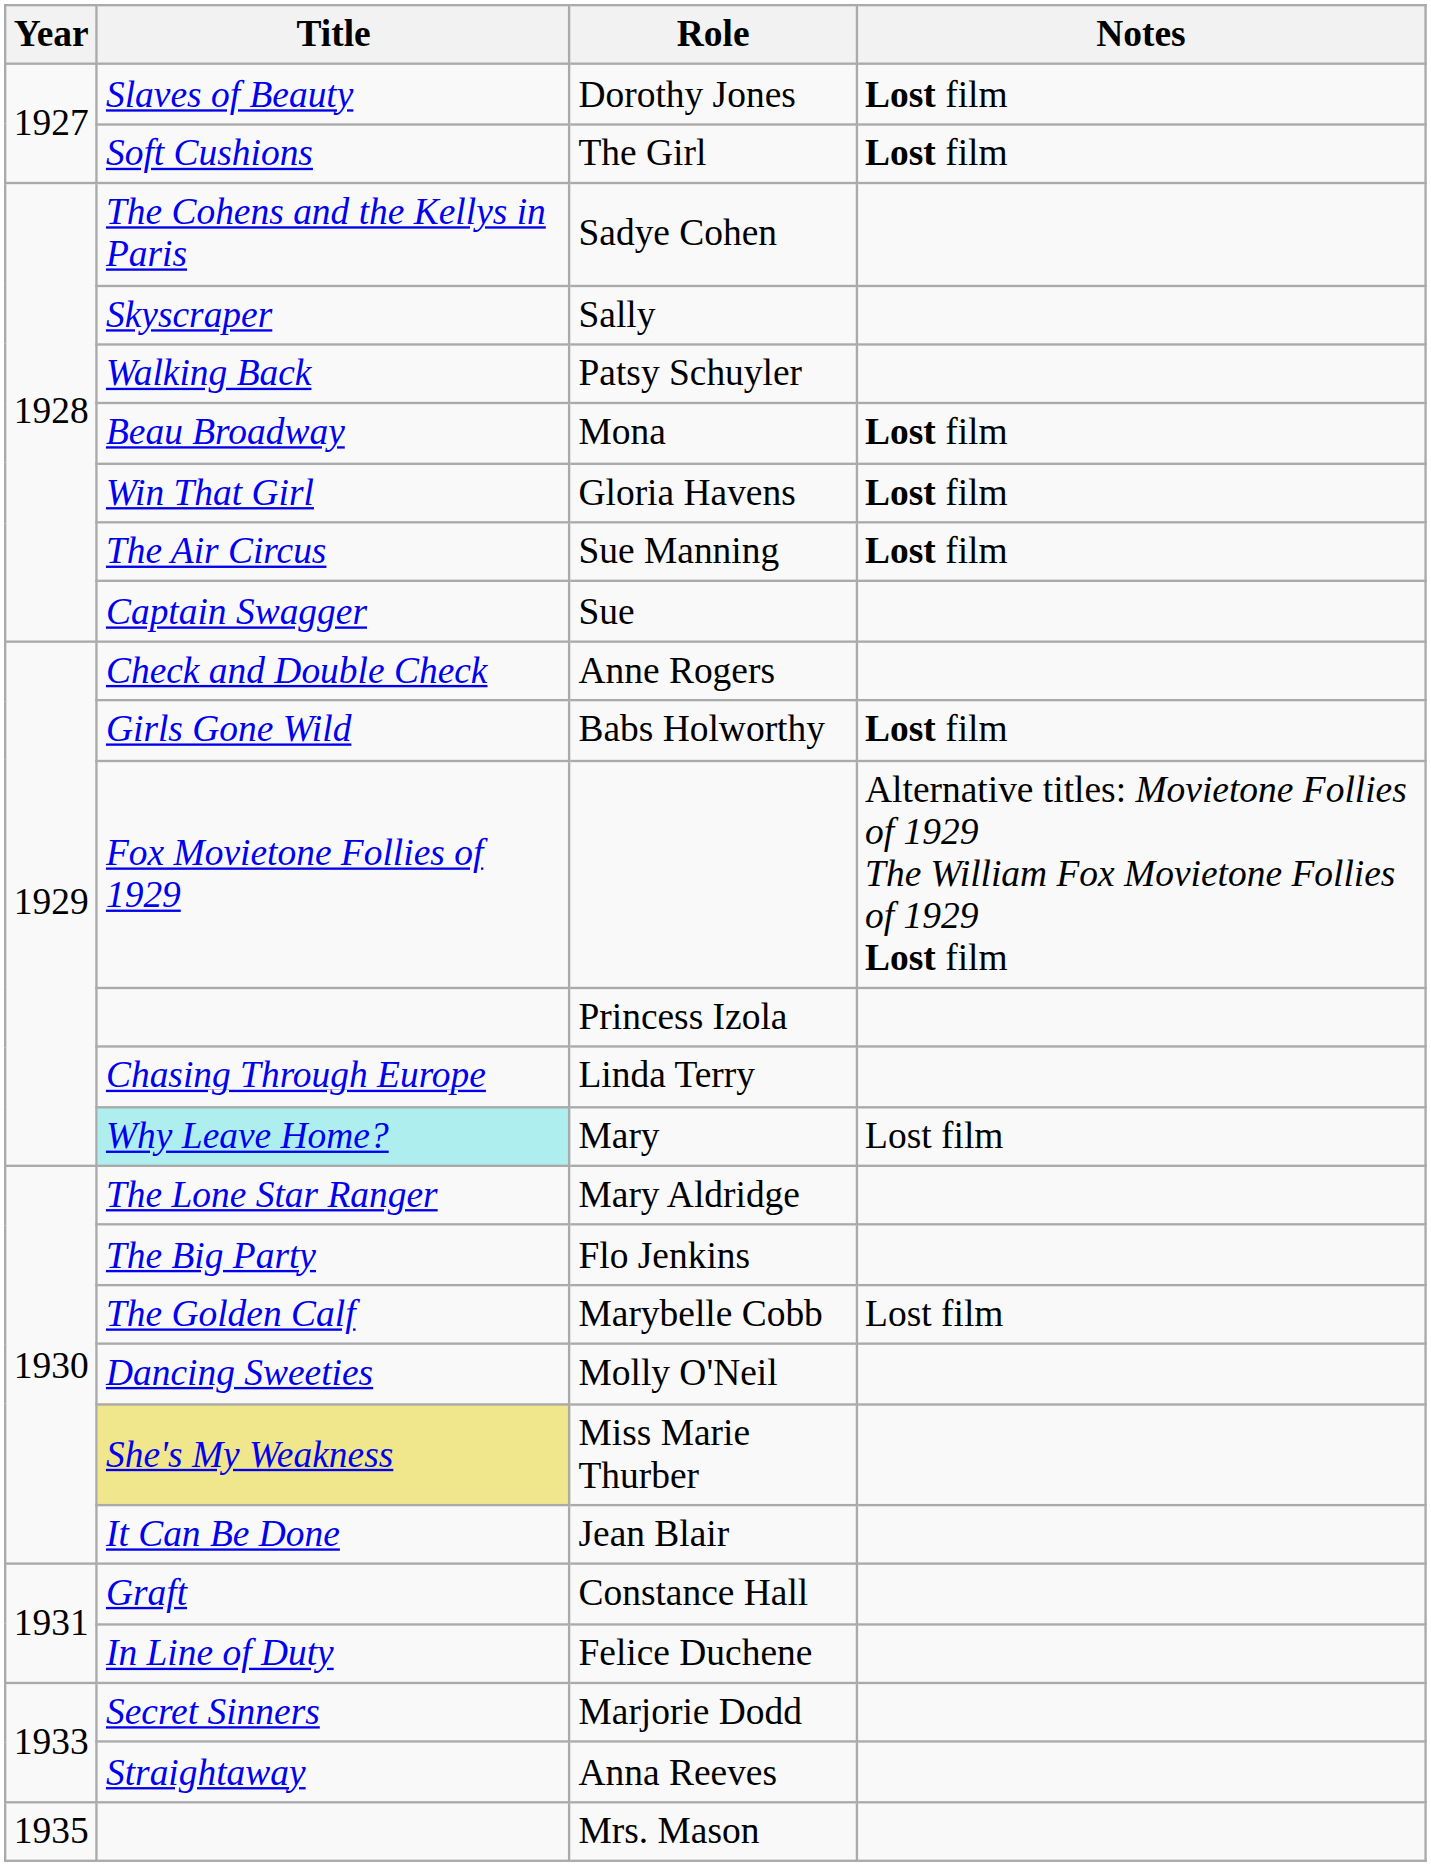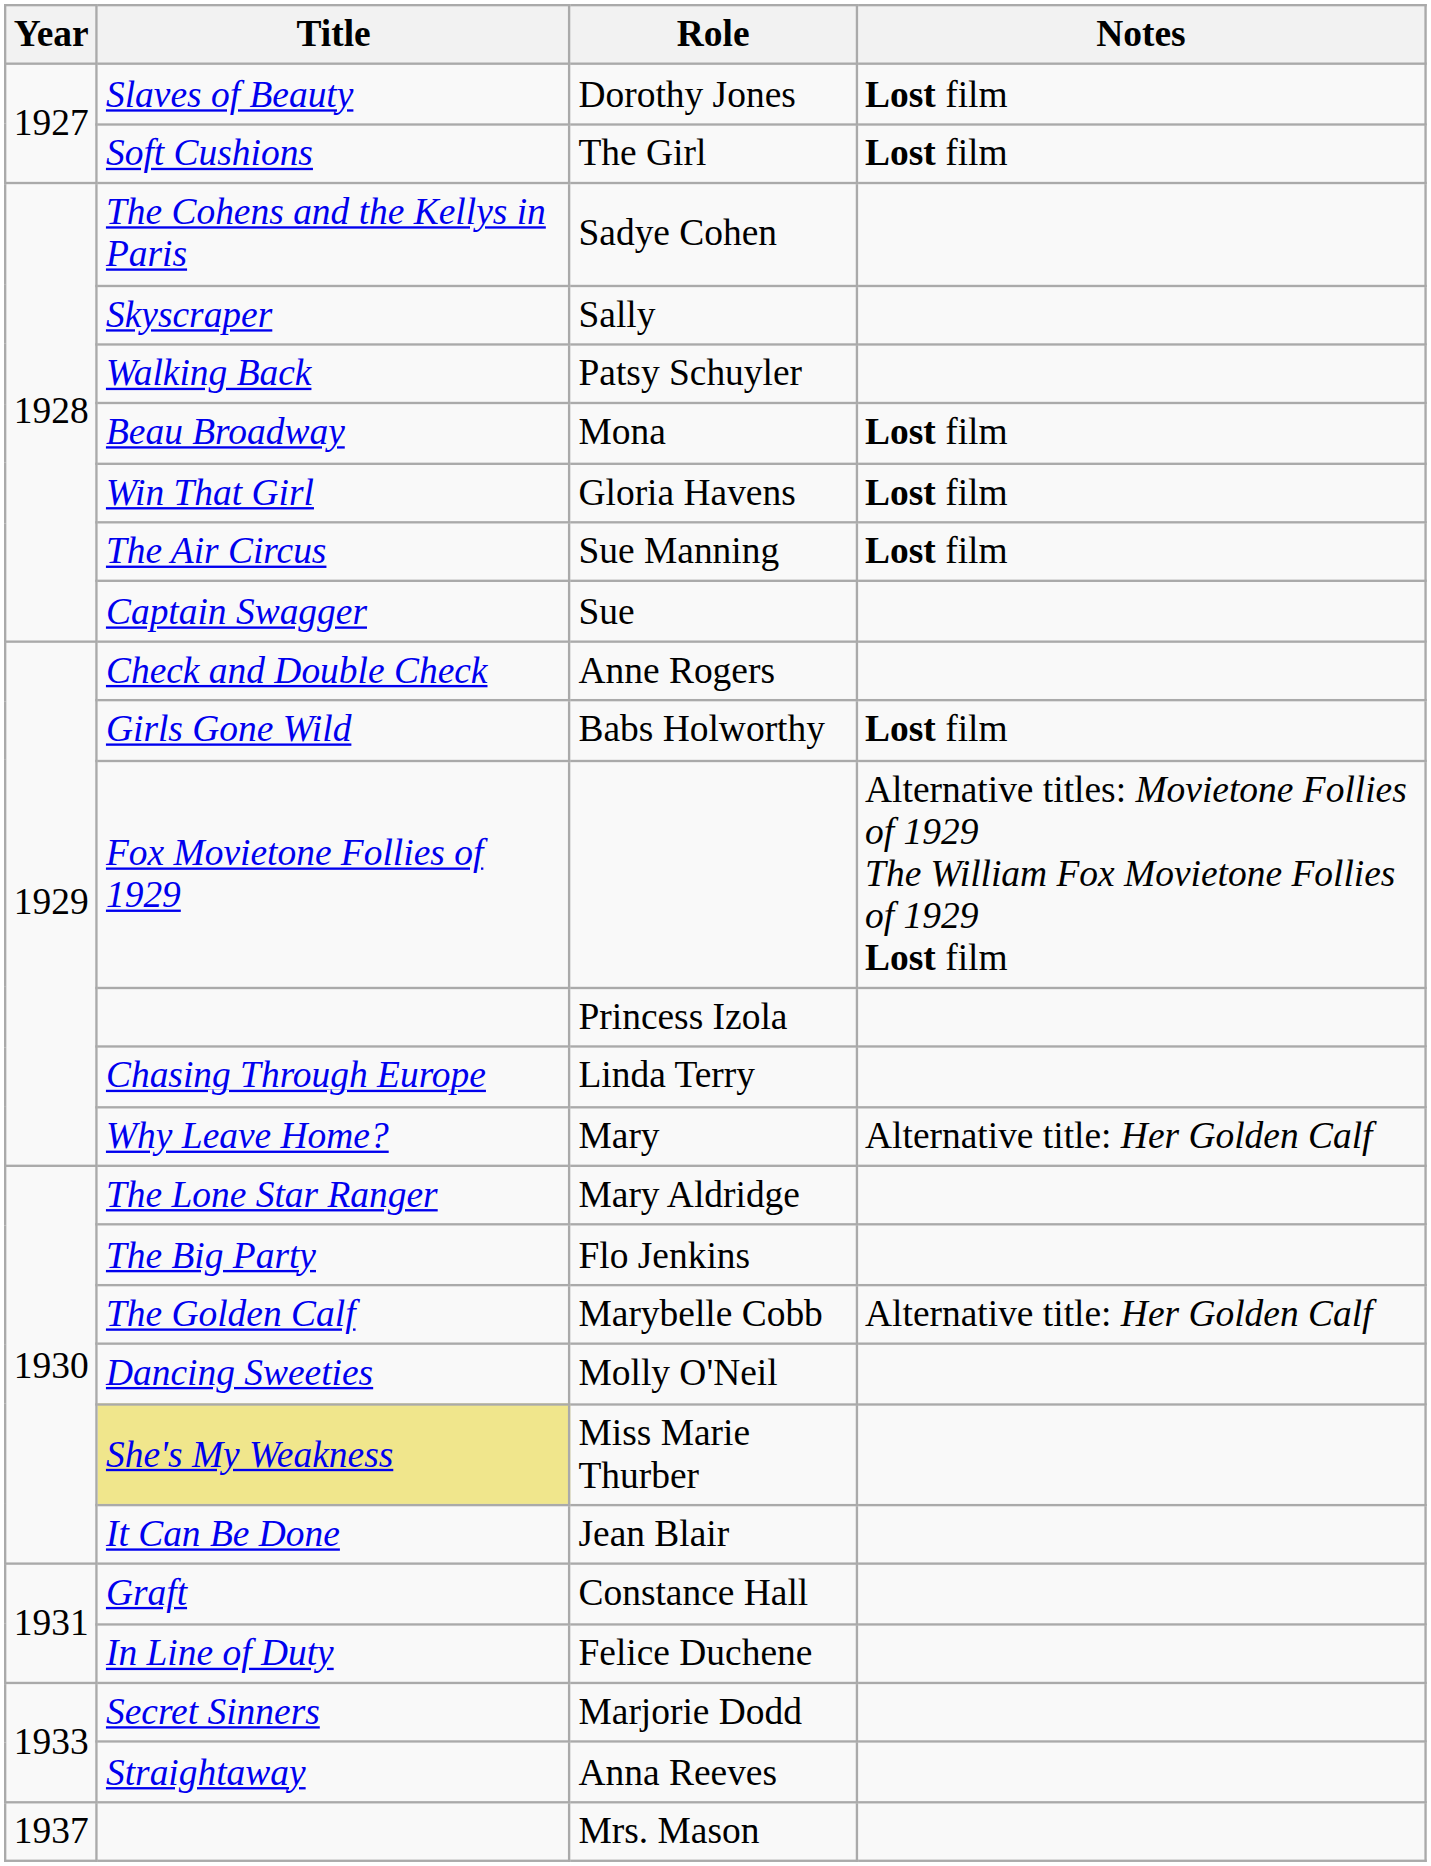(247, 1135) paleturquoise background -> (247, 1135) no background
(934, 1135) Lost film -> (1119, 1135) Alternative title: Her Golden Calf
(934, 1313) Lost film -> (1119, 1313) Alternative title: Her Golden Calf
(51, 1830) 1935 -> (51, 1830) 1937
